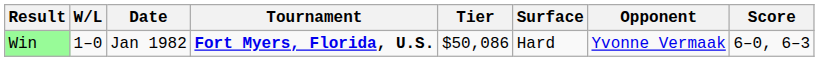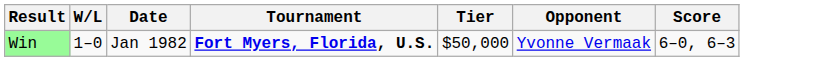- column: (550, 18)
(476, 44) $50,086 -> (476, 44) $50,000
